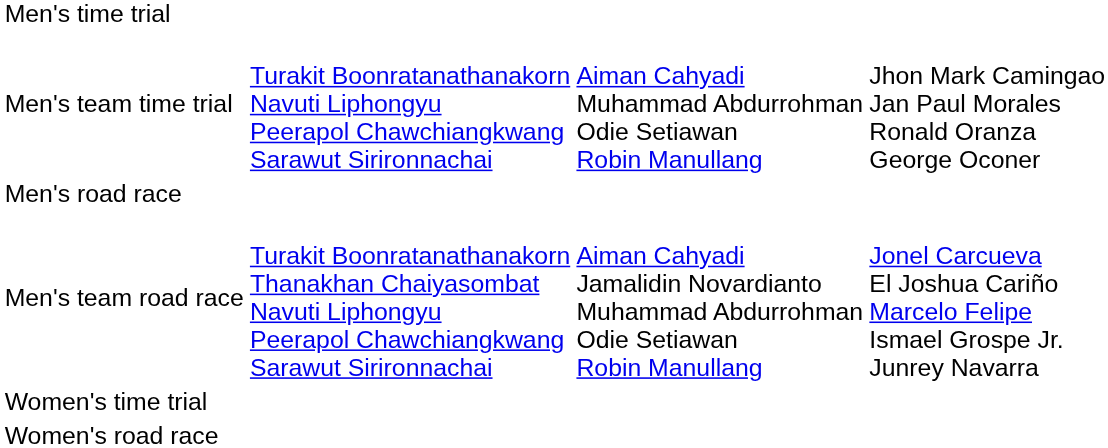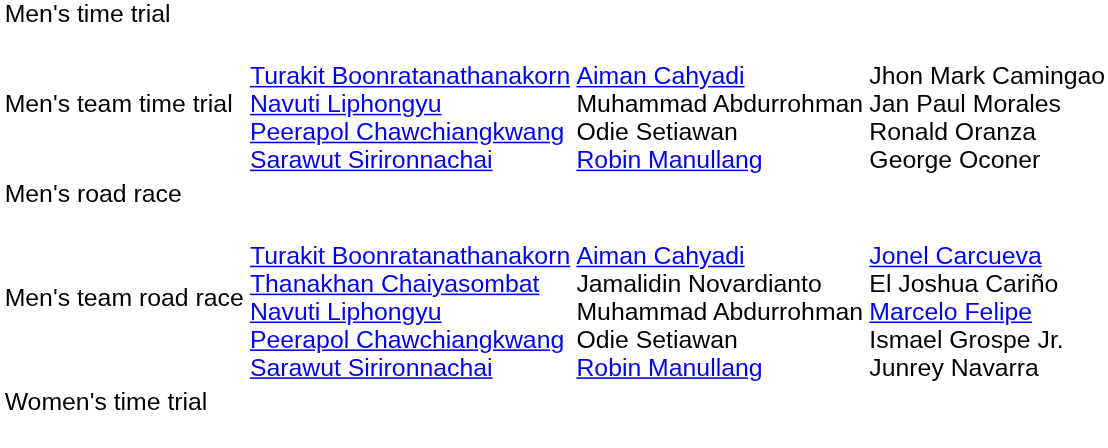- row: (112, 435)
